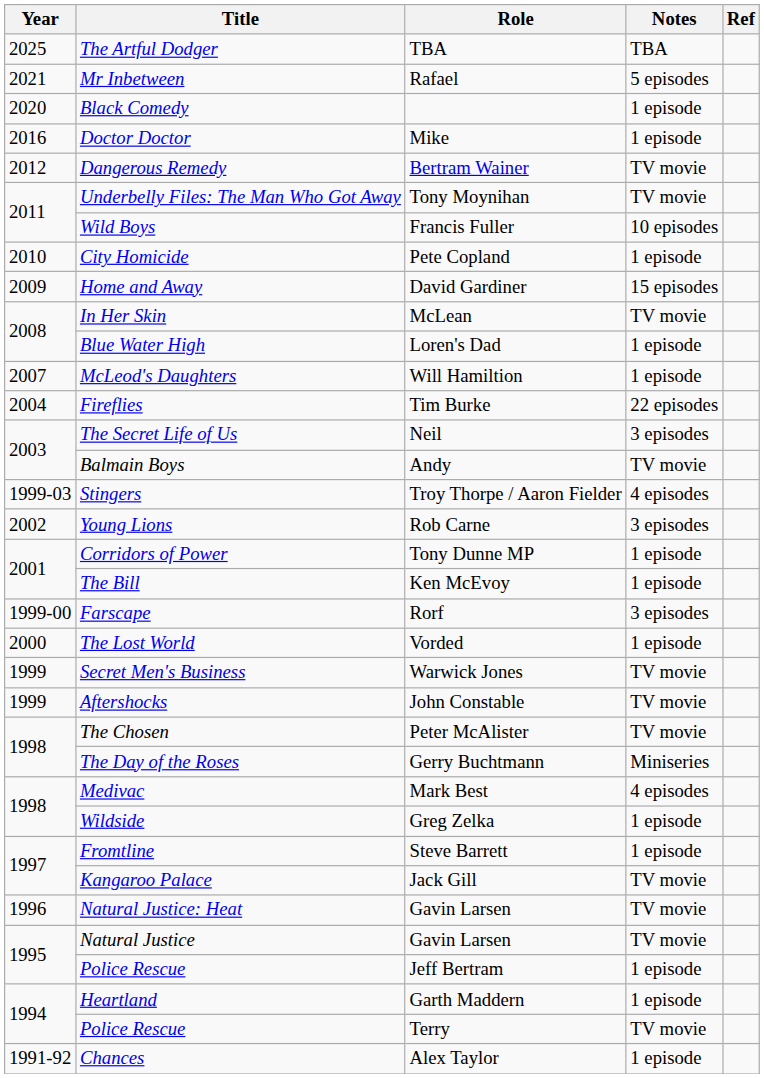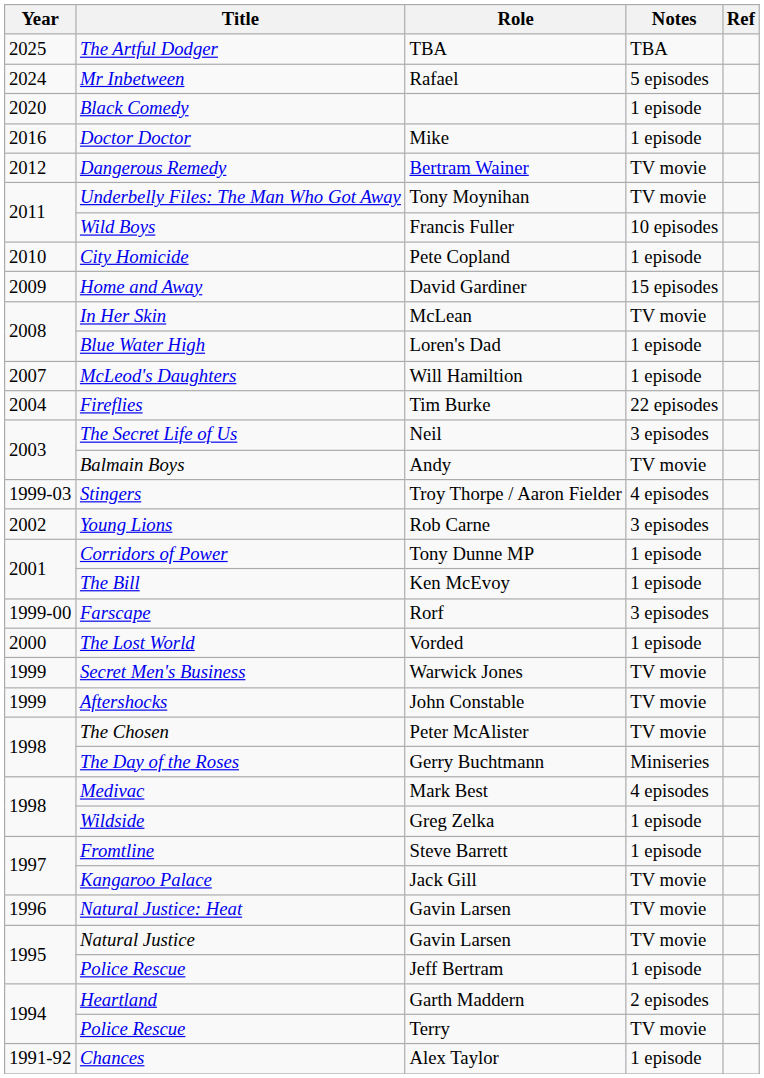(28, 78) 2021 -> (28, 78) 2024
(666, 999) 1 episode -> (670, 999) 2 episodes
